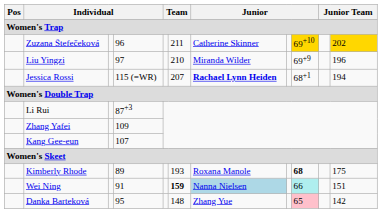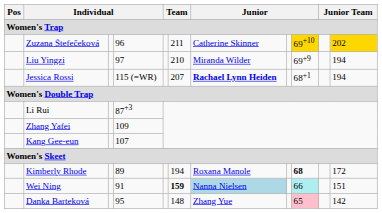(339, 60) 196 -> (339, 60) 194
(177, 171) 193 -> (177, 171) 194
(339, 171) 175 -> (339, 171) 172
